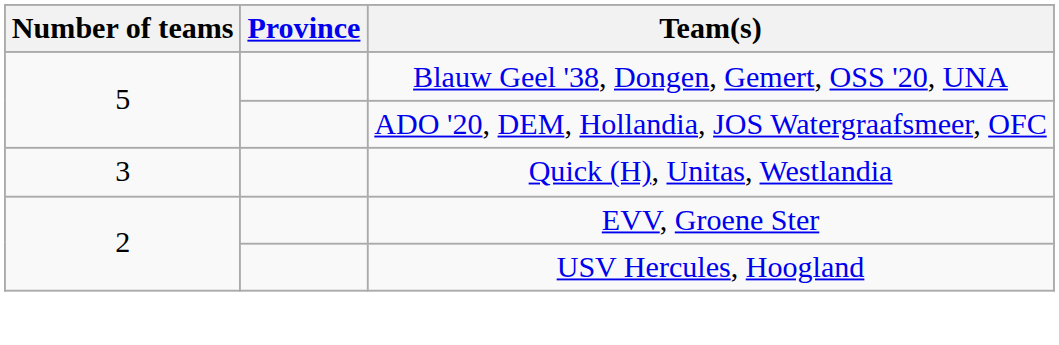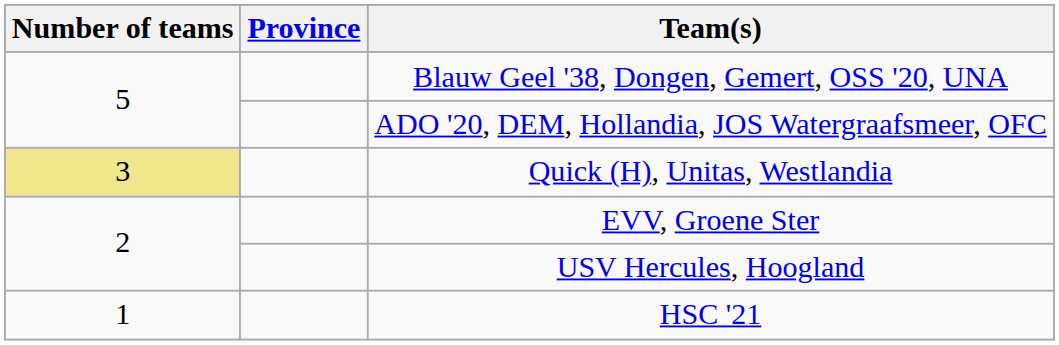(123, 171) no background -> (123, 171) khaki background
+ row: (711, 314)
